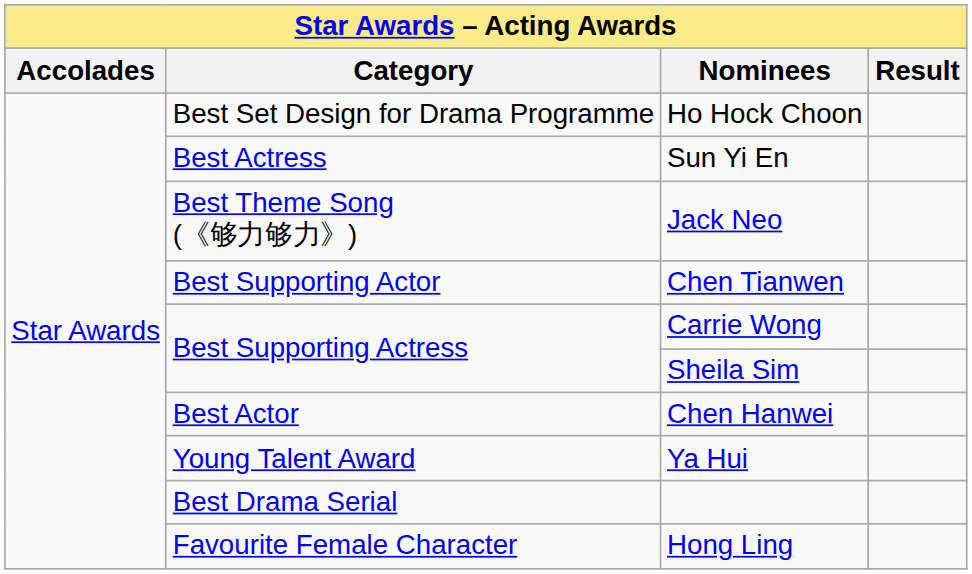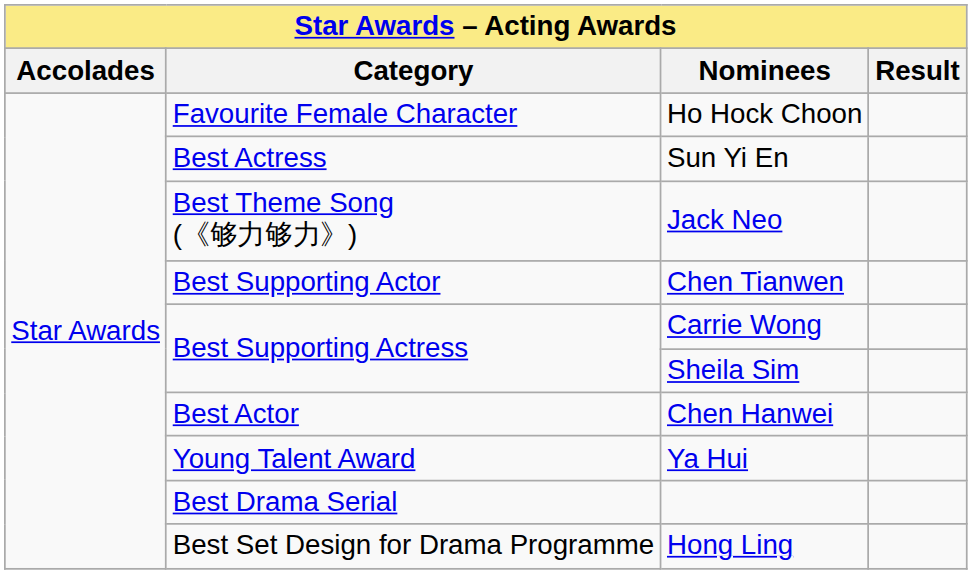(413, 114) Best Set Design for Drama Programme -> (345, 114) Favourite Female Character
(345, 545) Favourite Female Character -> (413, 545) Best Set Design for Drama Programme
